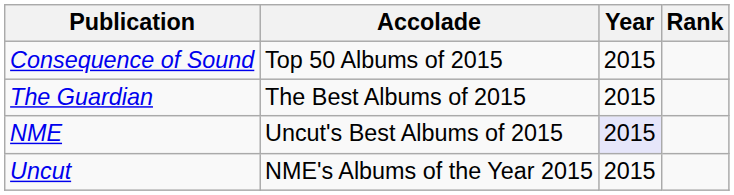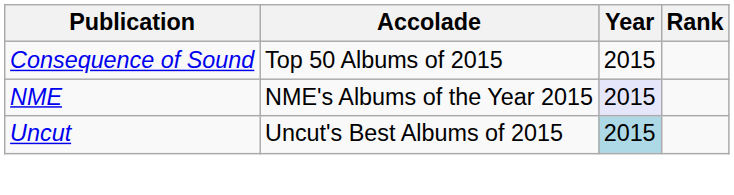- row: (82, 97)
(414, 134) Uncut's Best Albums of 2015 -> (429, 97) NME's Albums of the Year 2015
(429, 171) NME's Albums of the Year 2015 -> (414, 134) Uncut's Best Albums of 2015
(630, 171) no background -> (630, 134) lightblue background
